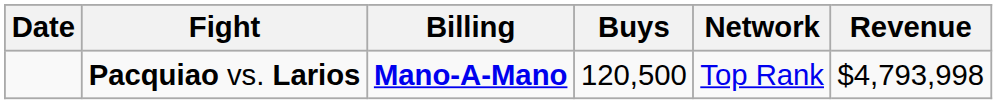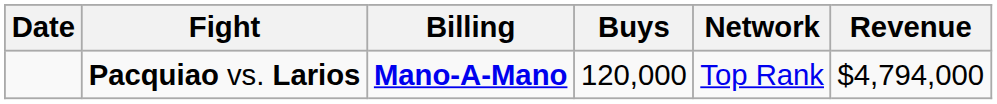(634, 74) 120,500 -> (634, 74) 120,000
(911, 74) $4,793,998 -> (911, 74) $4,794,000
